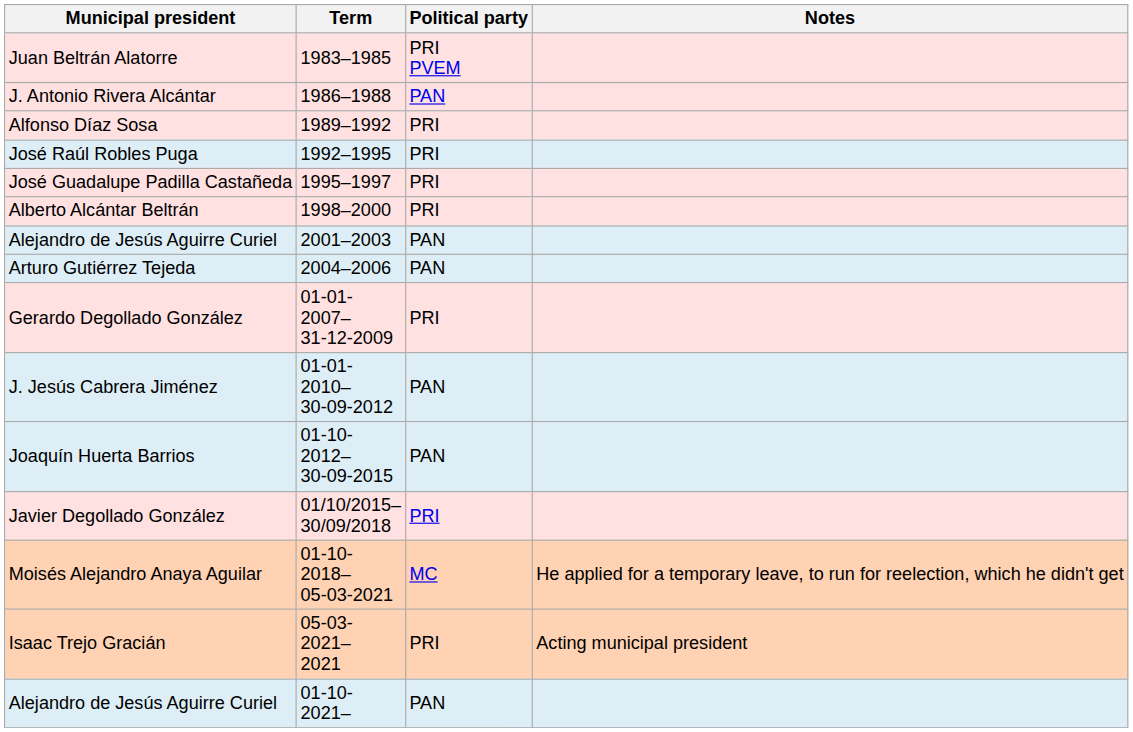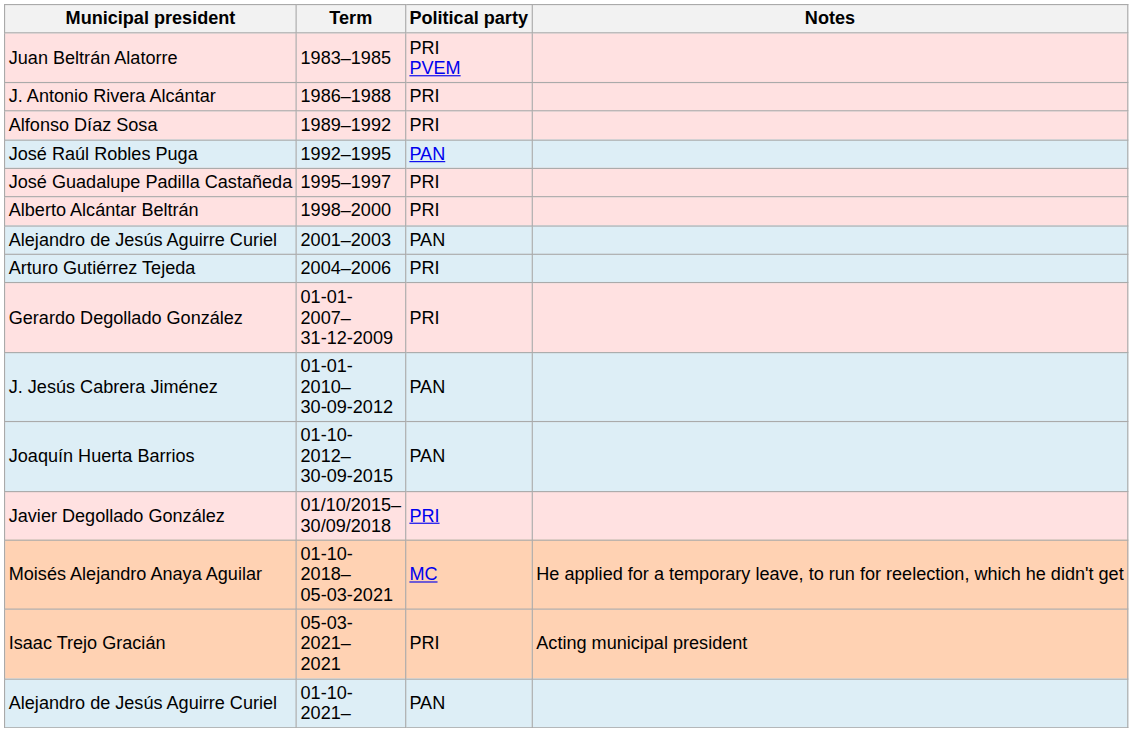(427, 96) PAN -> (424, 96) PRI
(424, 153) PRI -> (427, 153) PAN
(427, 268) PAN -> (424, 268) PRI
